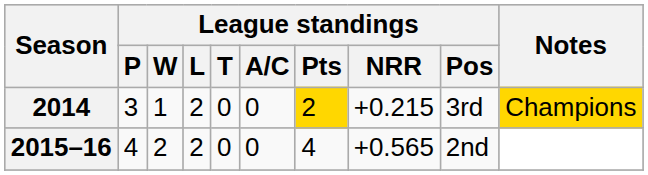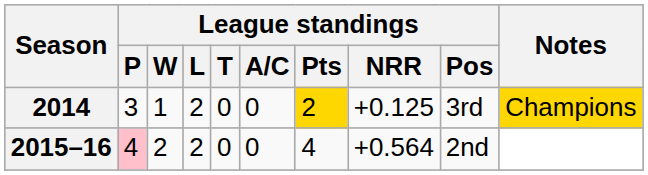(394, 107) +0.215 -> (394, 107) +0.125
(131, 148) no background -> (131, 148) pink background
(394, 148) +0.565 -> (394, 148) +0.564
